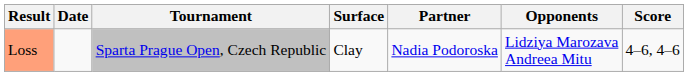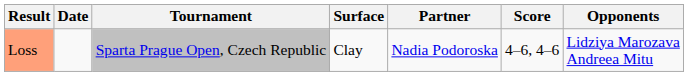columns swapped: (562, 16) <-> (653, 16)
